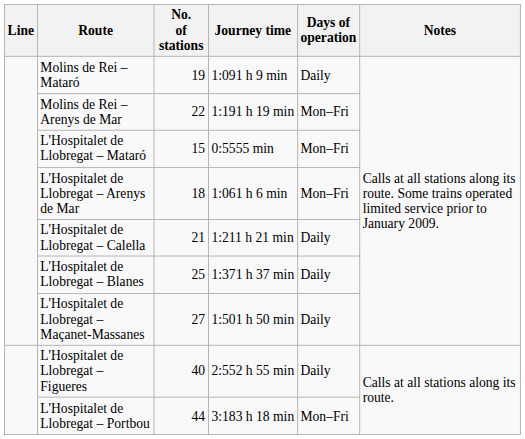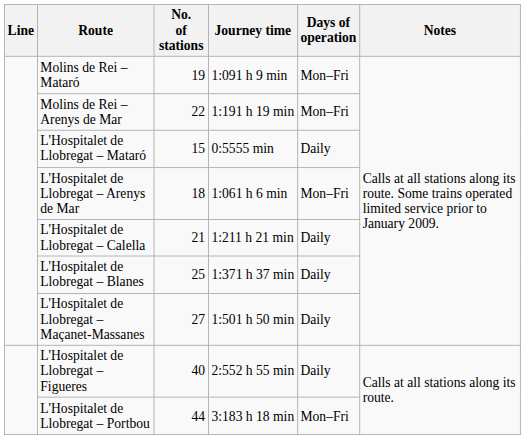(316, 75) Daily -> (325, 75) Mon–Fri
(325, 148) Mon–Fri -> (316, 148) Daily
